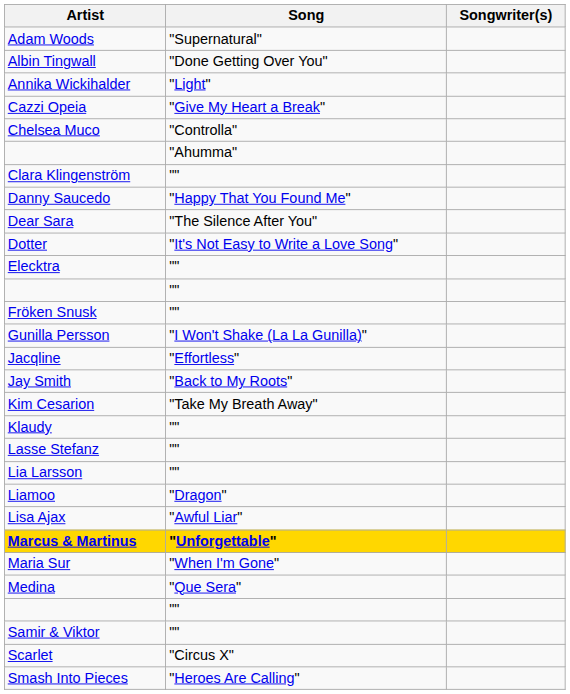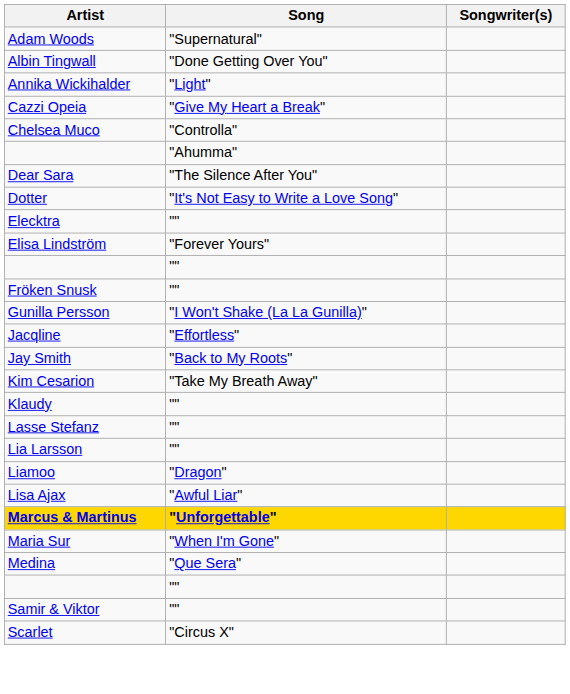- row: (69, 175)
- row: (59, 198)
+ row: (57, 244)
- row: (68, 678)
